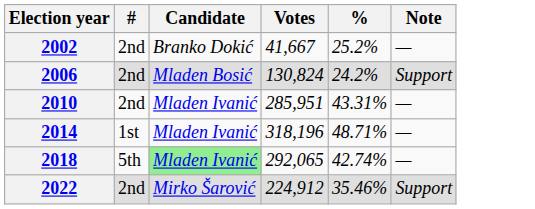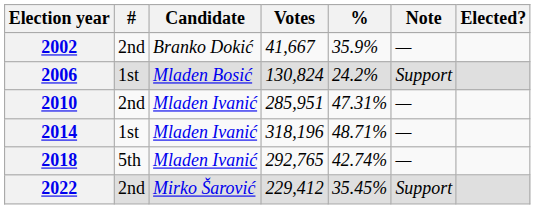+ column: (493, 18)
(355, 47) 25.2% -> (355, 47) 35.9%
(131, 75) 2nd -> (128, 75) 1st
(360, 103) 43.31% -> (360, 103) 47.31%
(205, 160) lightgreen background -> (205, 160) no background
(294, 160) 292,065 -> (294, 160) 292,765
(294, 189) 224,912 -> (294, 189) 229,412
(360, 189) 35.46% -> (360, 189) 35.45%
